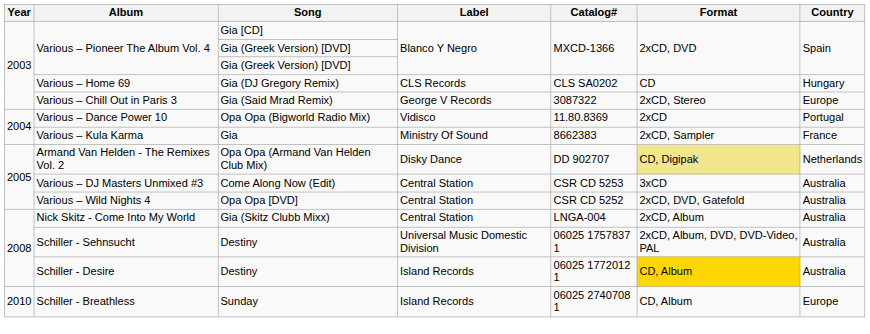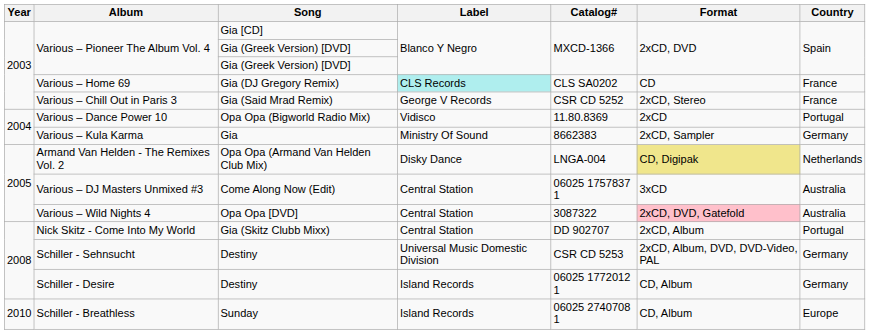(433, 83) no background -> (433, 83) paleturquoise background
(824, 83) Hungary -> (820, 83) France
(575, 100) 3087322 -> (589, 100) CSR CD 5252
(820, 100) Europe -> (820, 100) France
(820, 135) France -> (825, 135) Germany
(581, 159) DD 902707 -> (580, 159) LNGA-004
(589, 183) CSR CD 5253 -> (592, 189) 06025 1757837 1
(589, 200) CSR CD 5252 -> (575, 213) 3087322
(692, 200) no background -> (692, 213) pink background
(580, 218) LNGA-004 -> (581, 230) DD 902707
(824, 218) Australia -> (823, 230) Portugal
(592, 241) 06025 1757837 1 -> (589, 254) CSR CD 5253
(824, 241) Australia -> (825, 254) Germany
(666, 271) gold background -> (666, 284) no background
(824, 271) Australia -> (825, 284) Germany
